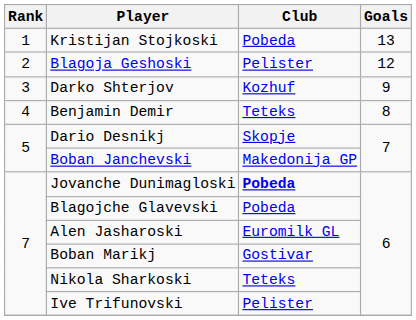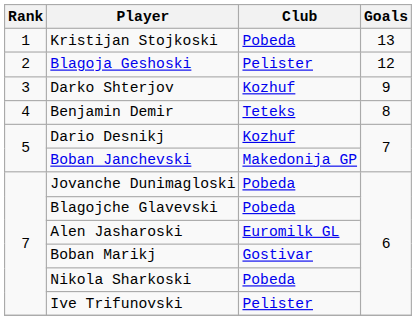(269, 136) Skopje -> (269, 136) Kozhuf
(269, 184) bold -> (269, 184) normal
(269, 280) Teteks -> (269, 280) Pobeda
